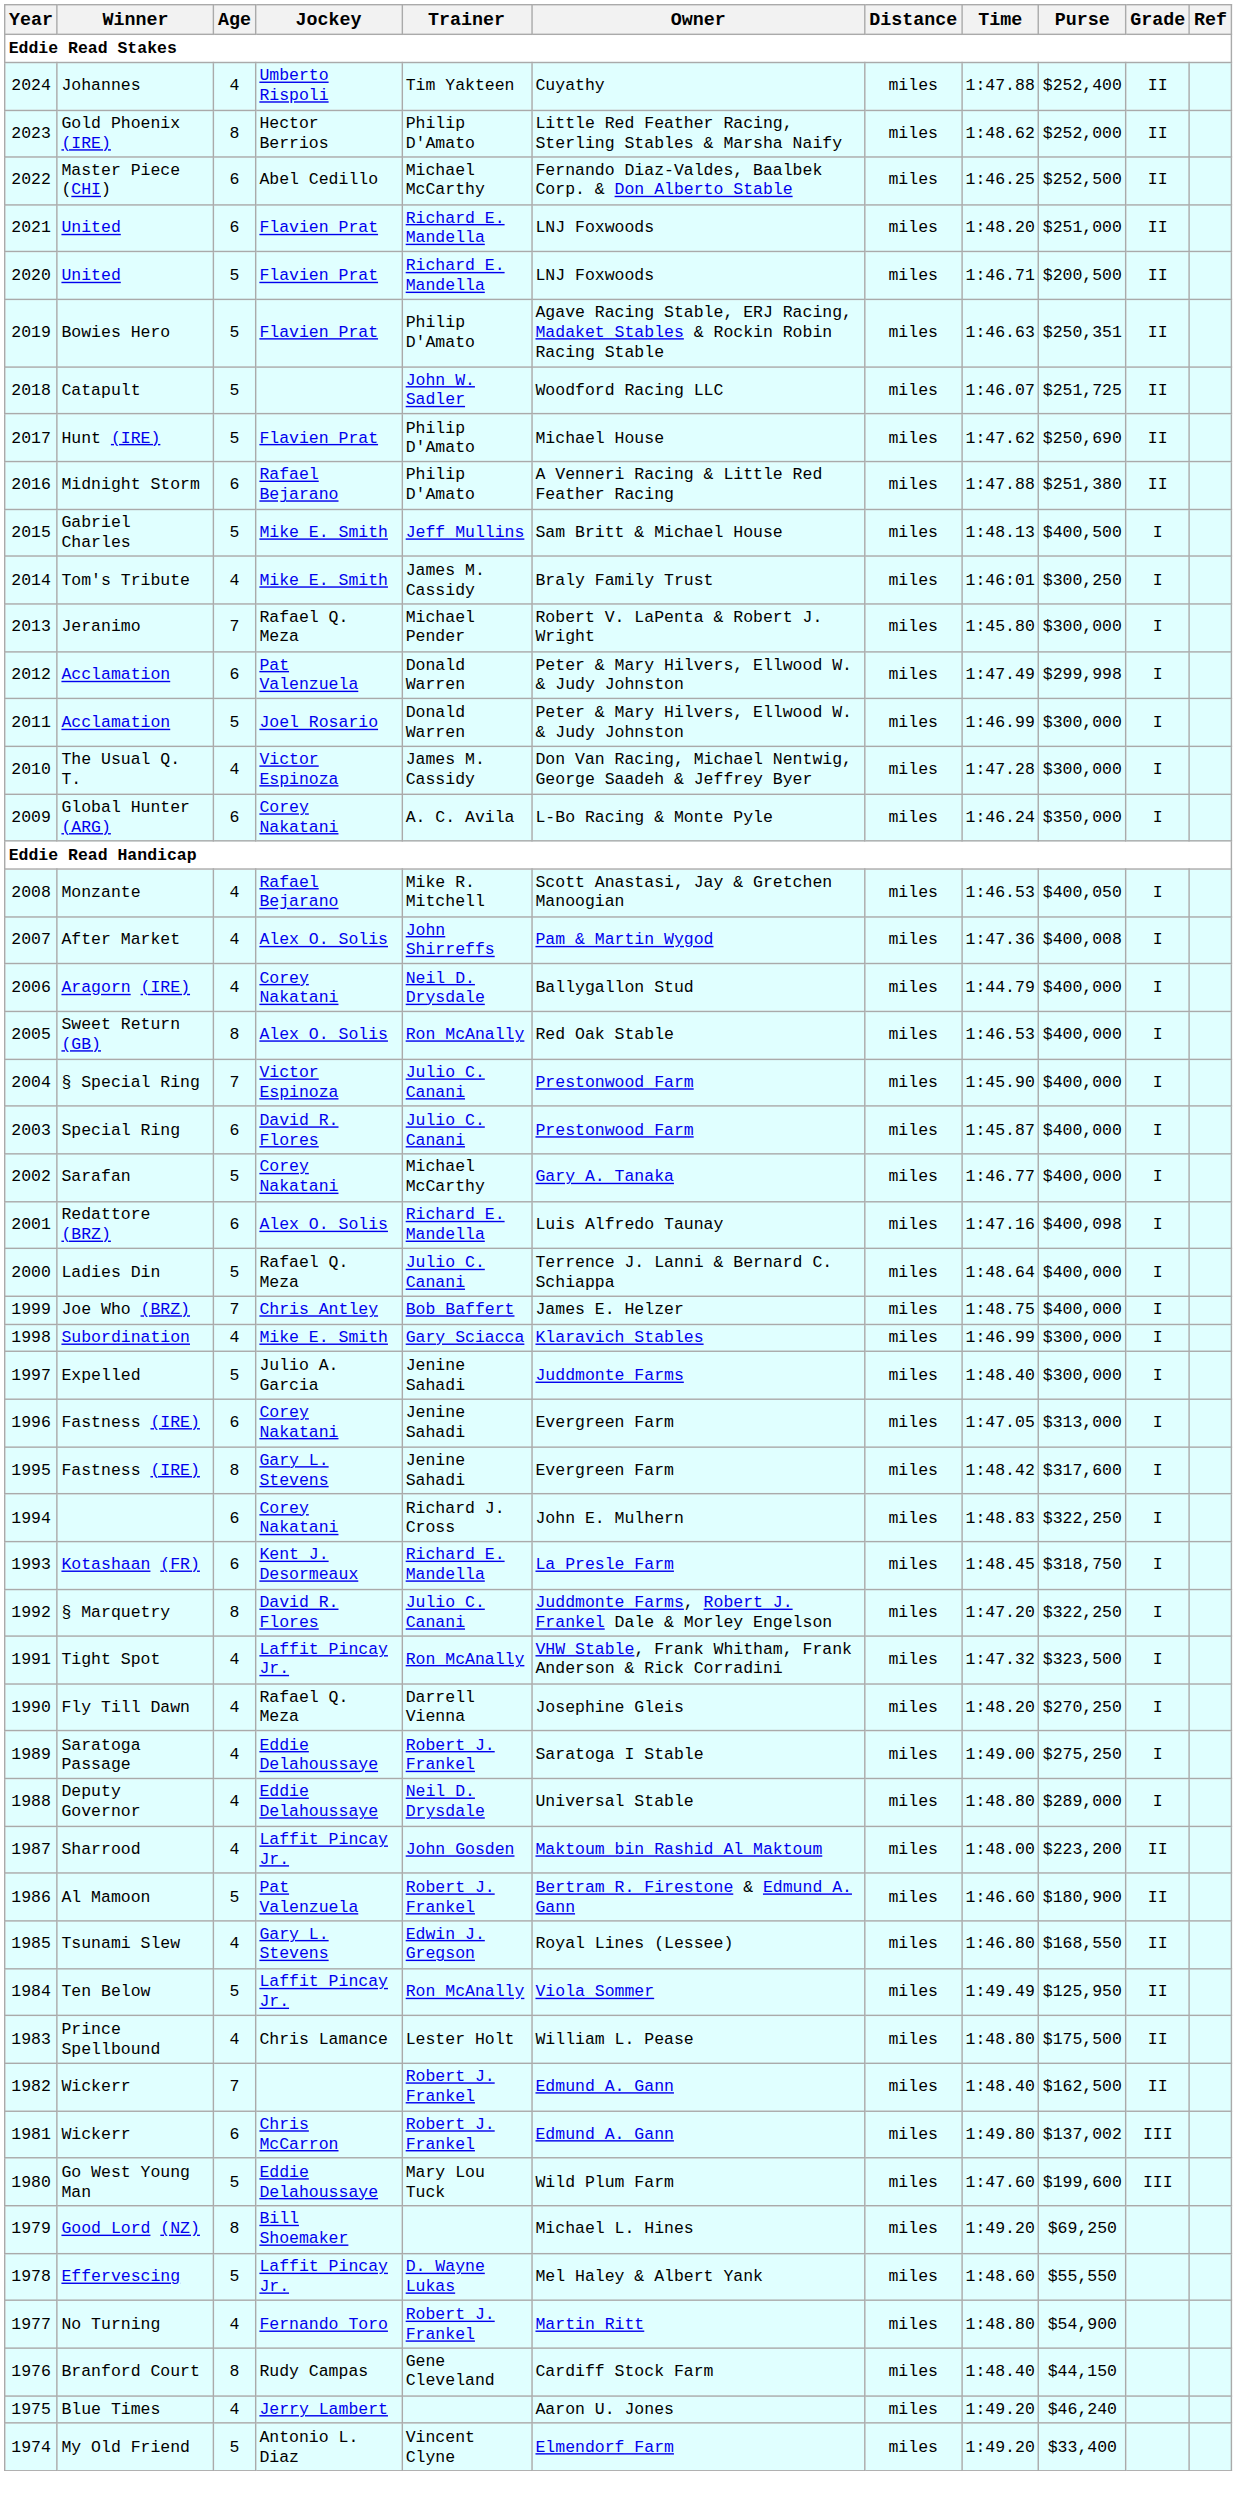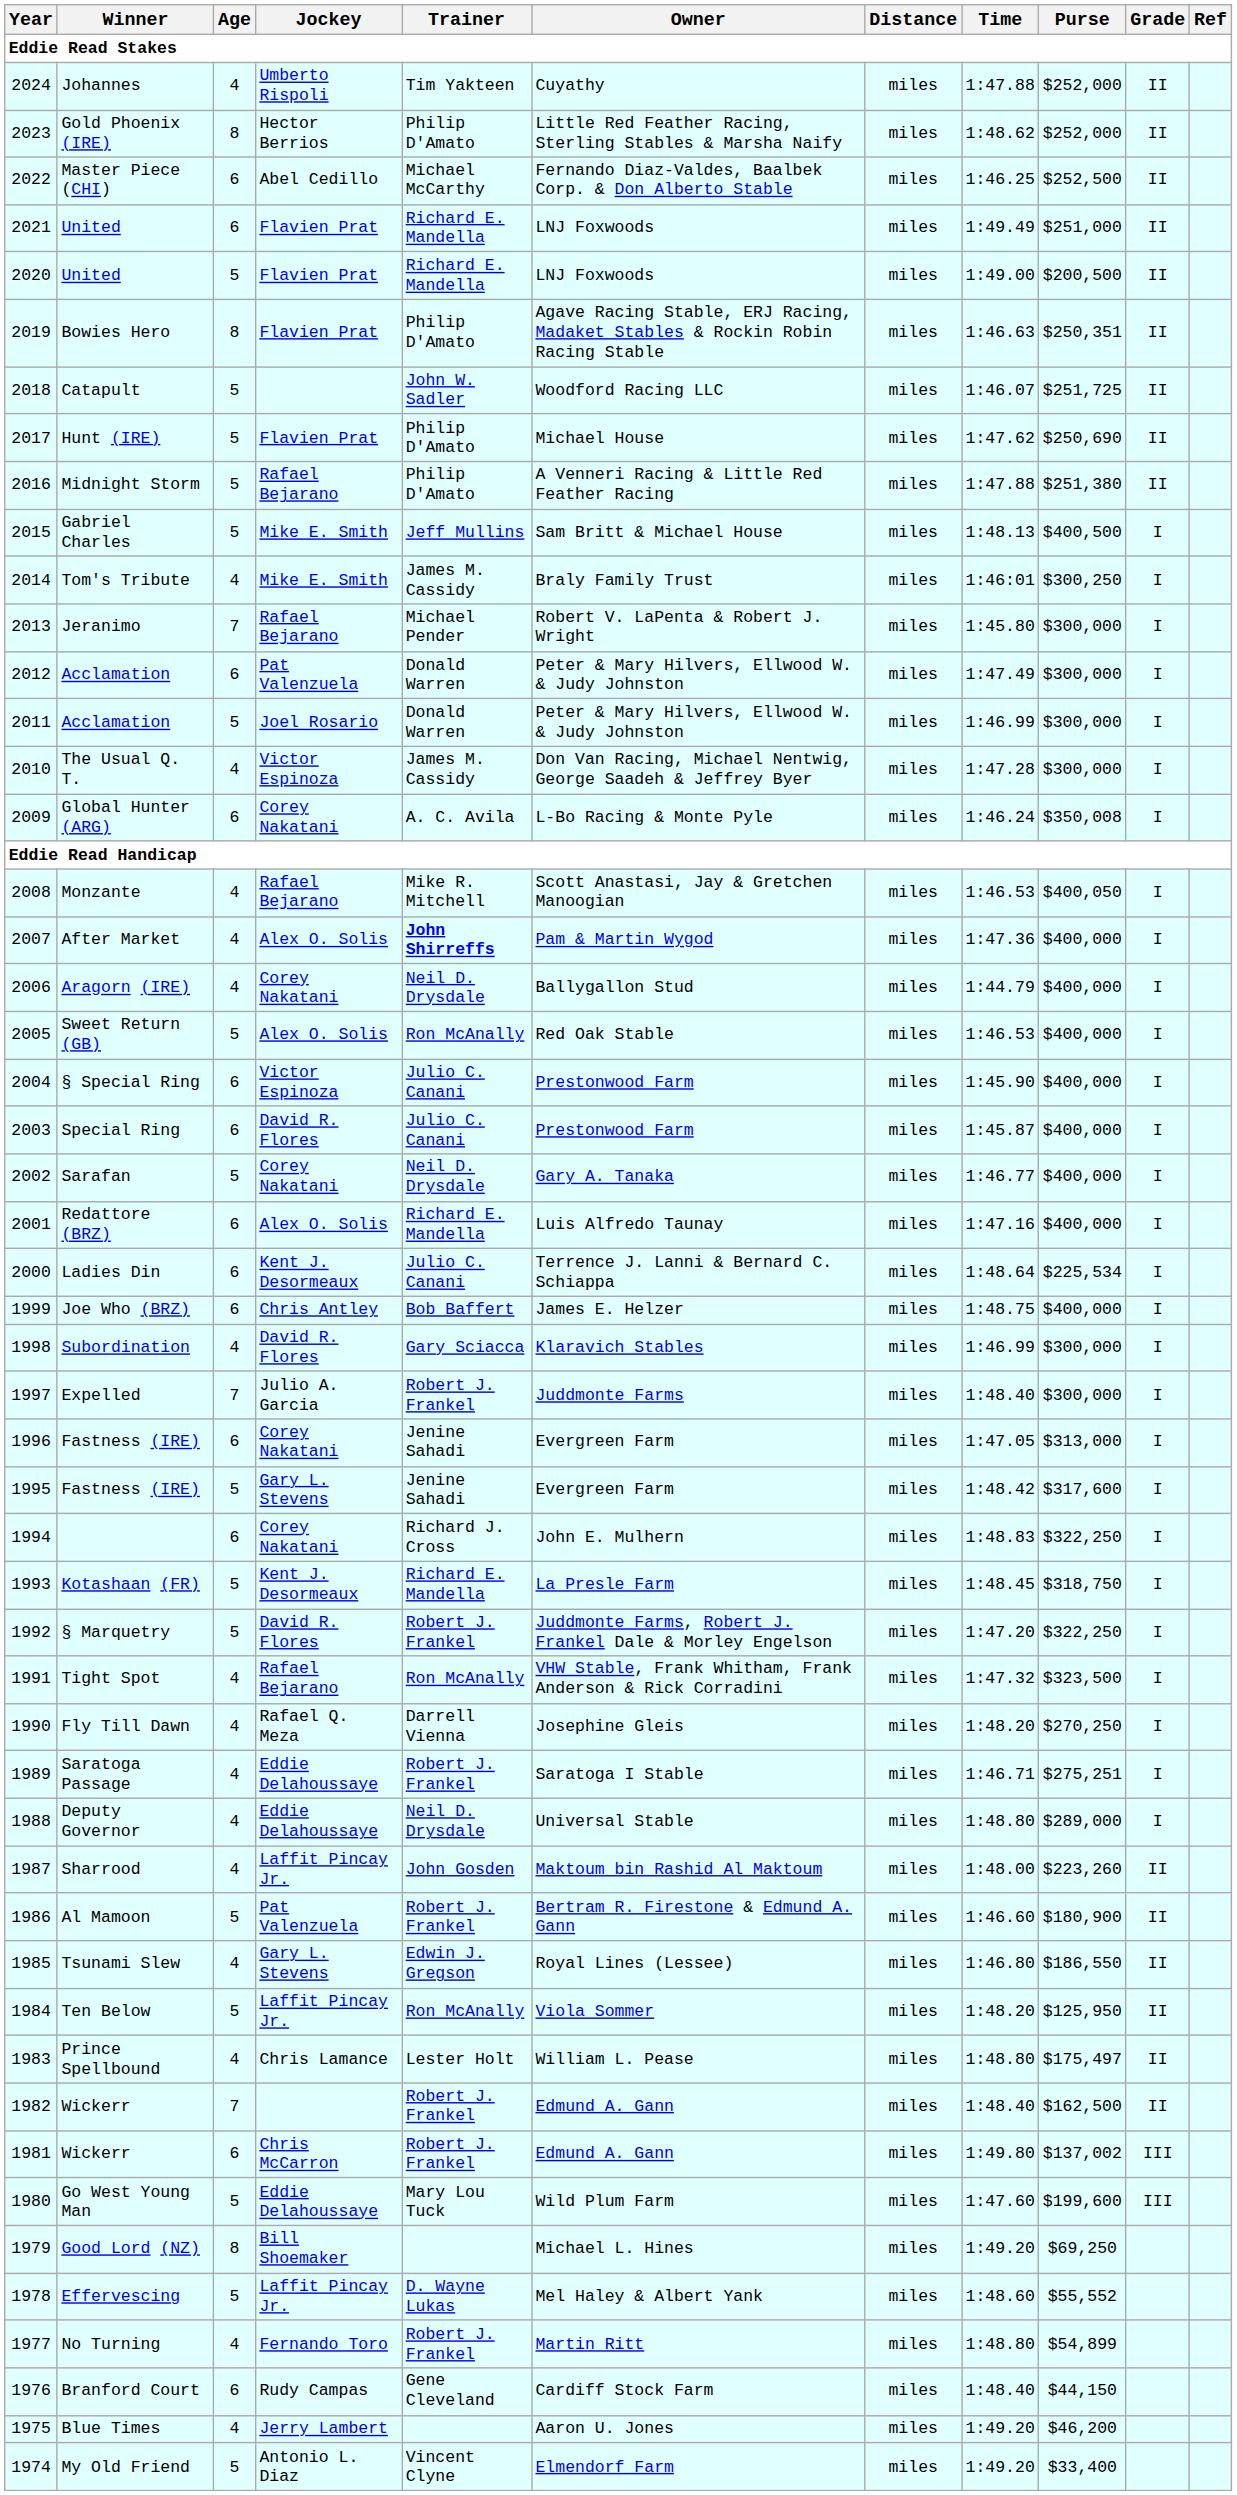(1082, 86) $252,400 -> (1082, 86) $252,000
(1000, 228) 1:48.20 -> (1000, 228) 1:49.49
(1000, 276) 1:46.71 -> (1000, 276) 1:49.00
(235, 333) 5 -> (235, 333) 8
(235, 485) 6 -> (235, 485) 5
(304, 628) Rafael Q. Meza -> (299, 628) Rafael Bejarano
(1082, 675) $299,998 -> (1082, 675) $300,000
(1082, 818) $350,000 -> (1082, 818) $350,008
(450, 940) normal -> (450, 940) bold
(1082, 940) $400,008 -> (1082, 940) $400,000
(235, 1035) 8 -> (235, 1035) 5
(235, 1083) 7 -> (235, 1083) 6
(445, 1177) Michael McCarthy -> (445, 1177) Neil D. Drysdale
(1082, 1225) $400,098 -> (1082, 1225) $400,000
(235, 1272) 5 -> (235, 1272) 6
(304, 1272) Rafael Q. Meza -> (309, 1272) Kent J. Desormeaux
(1082, 1272) $400,000 -> (1082, 1272) $225,534
(235, 1310) 7 -> (235, 1310) 6
(324, 1338) Mike E. Smith -> (299, 1348) David R. Flores
(235, 1375) 5 -> (235, 1395) 7
(435, 1375) Jenine Sahadi -> (450, 1395) Robert J. Frankel
(235, 1470) 8 -> (235, 1490) 5
(235, 1565) 6 -> (235, 1585) 5
(235, 1613) 8 -> (235, 1632) 5
(445, 1613) Julio C. Canani -> (450, 1632) Robert J. Frankel
(324, 1660) Laffit Pincay Jr. -> (299, 1680) Rafael Bejarano
(1000, 1755) 1:49.00 -> (1000, 1775) 1:46.71
(1082, 1755) $275,250 -> (1082, 1775) $275,251
(1082, 1850) $223,200 -> (1082, 1870) $223,260
(1082, 1945) $168,550 -> (1082, 1964) $186,550
(1000, 1992) 1:49.49 -> (1000, 2012) 1:48.20
(1082, 2040) $175,500 -> (1082, 2059) $175,497
(1082, 2277) $55,550 -> (1082, 2297) $55,552
(1082, 2324) $54,900 -> (1082, 2344) $54,899
(235, 2372) 8 -> (235, 2392) 6
(1082, 2409) $46,240 -> (1082, 2429) $46,200
